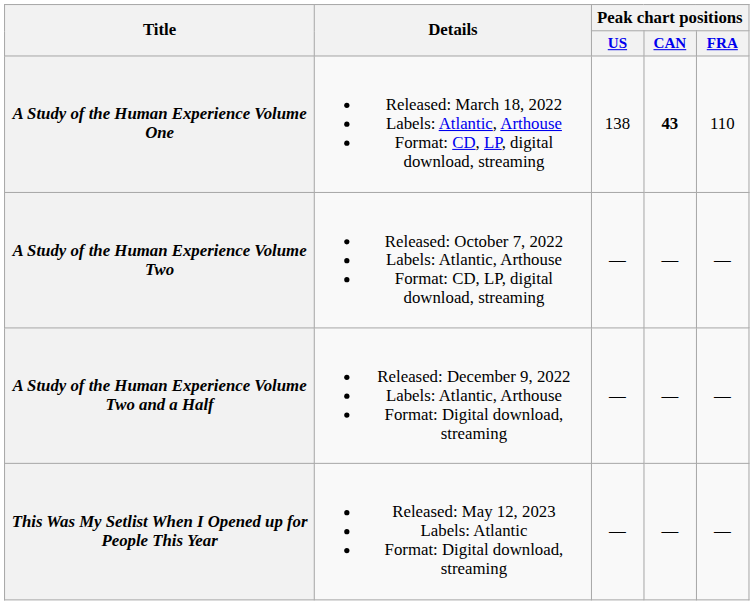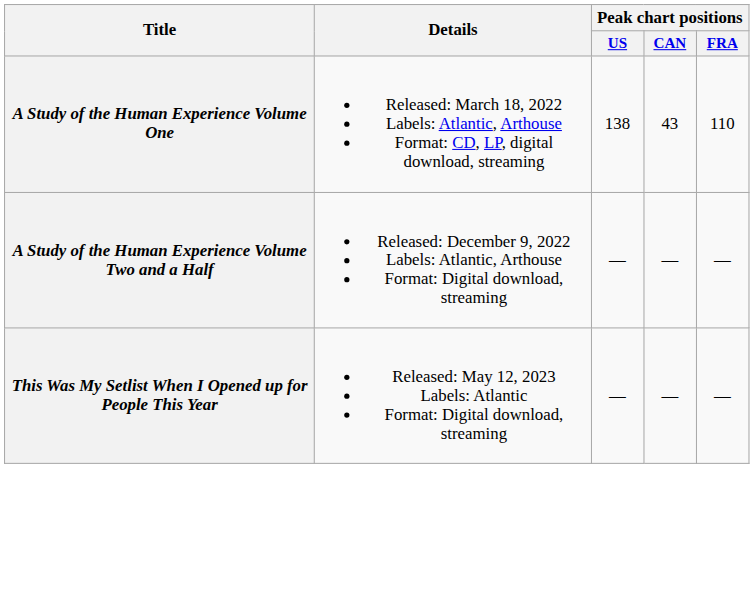(670, 124) bold -> (670, 124) normal
- row: (160, 259)
